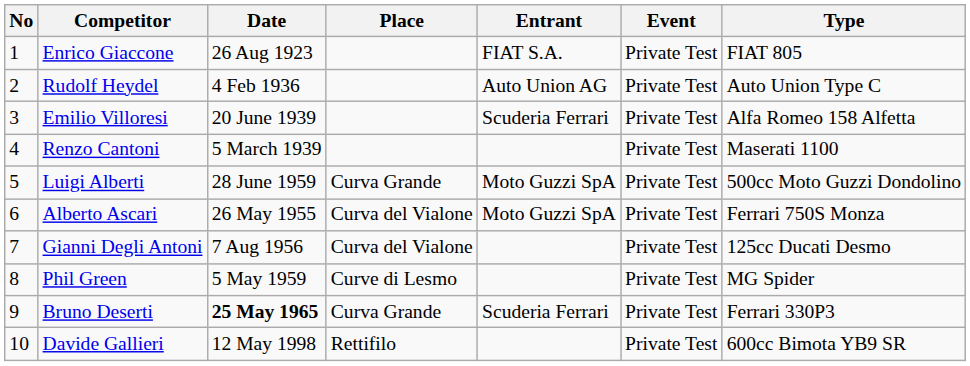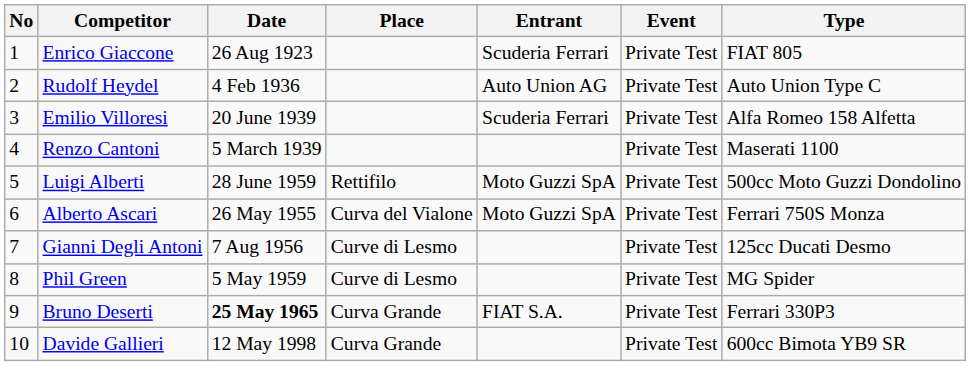(522, 52) FIAT S.A. -> (545, 52) Scuderia Ferrari
(386, 181) Curva Grande -> (363, 181) Rettifilo
(402, 246) Curva del Vialone -> (394, 246) Curve di Lesmo
(545, 311) Scuderia Ferrari -> (522, 311) FIAT S.A.
(363, 343) Rettifilo -> (386, 343) Curva Grande
